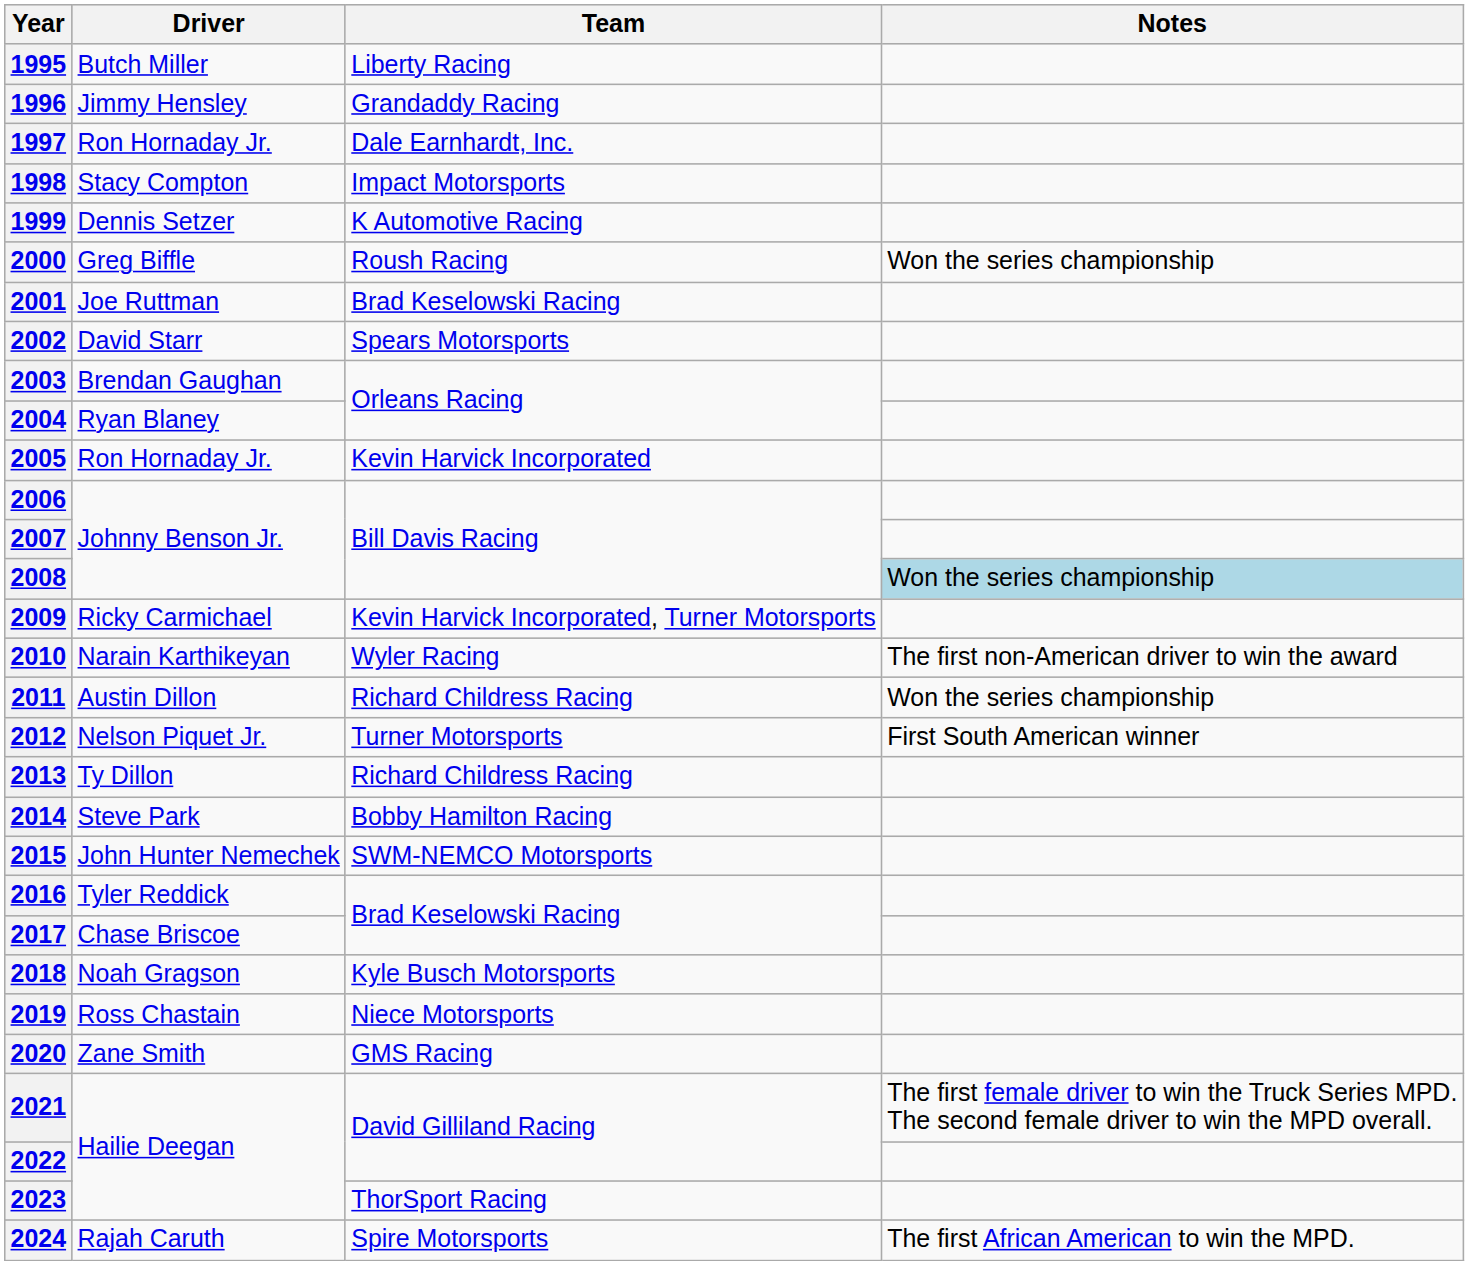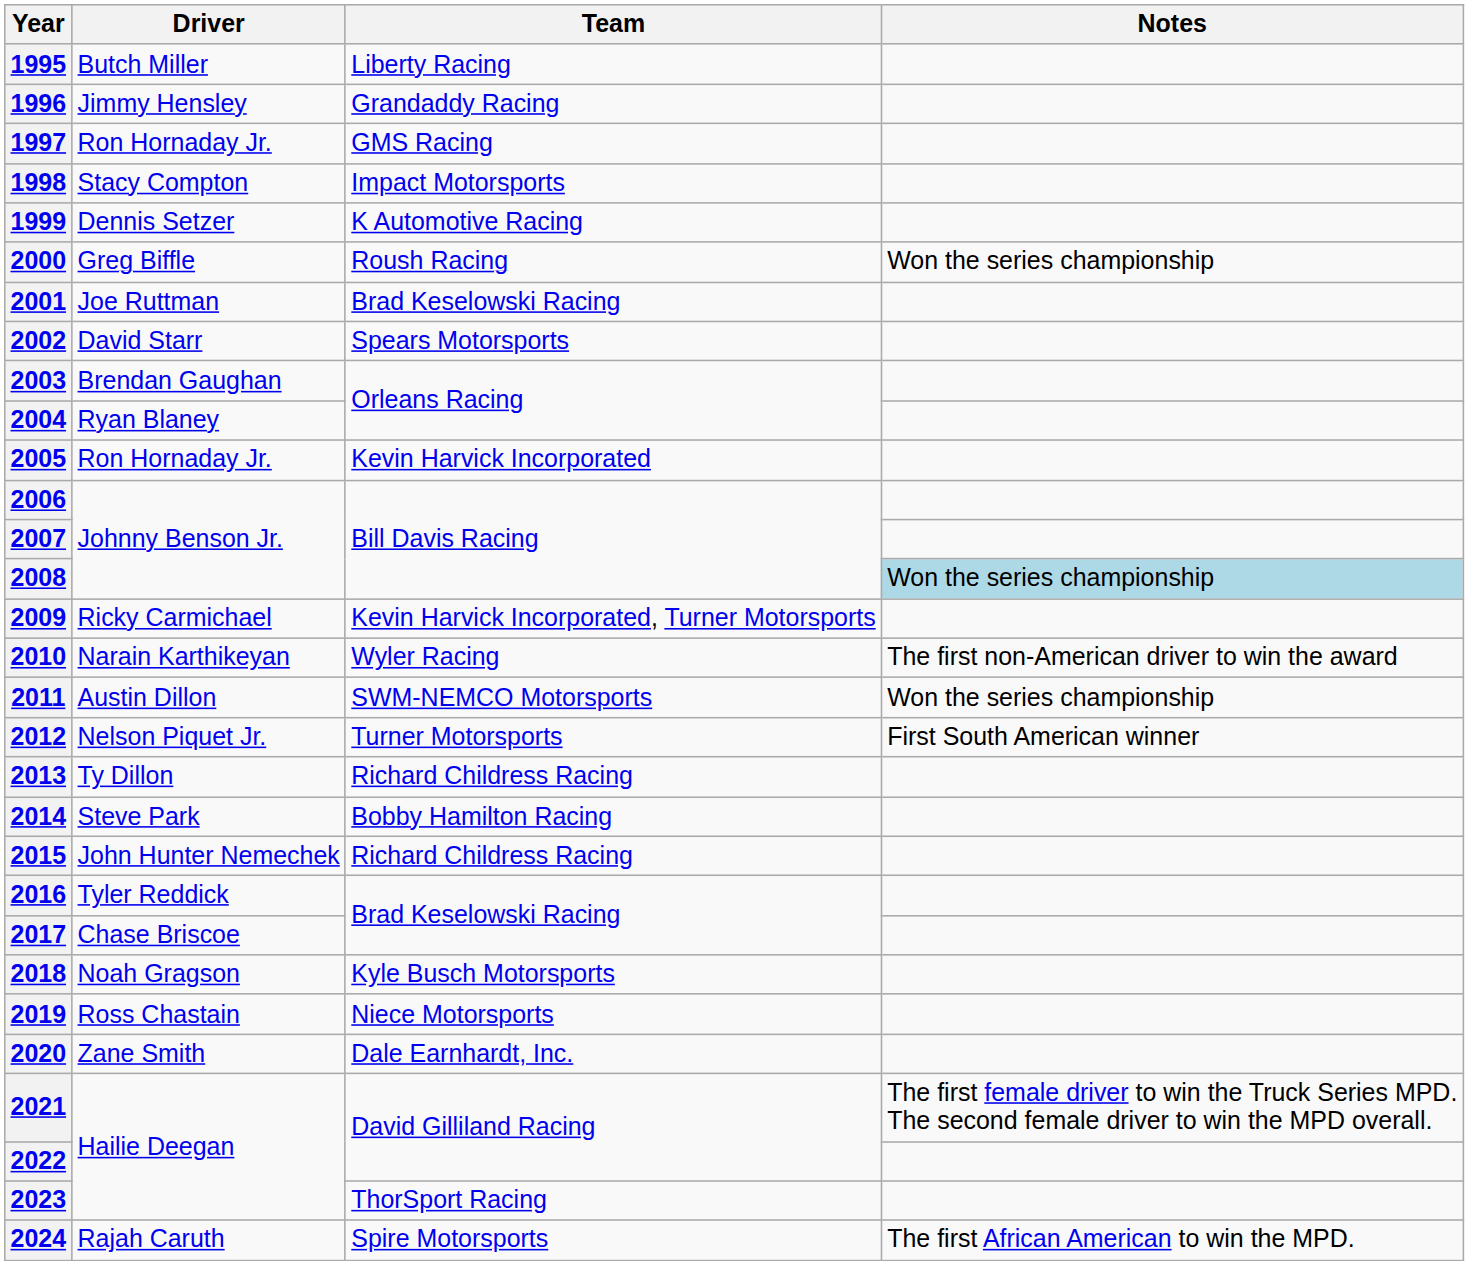(462, 143) Dale Earnhardt, Inc. -> (422, 143) GMS Racing
(492, 697) Richard Childress Racing -> (502, 697) SWM-NEMCO Motorsports
(502, 855) SWM-NEMCO Motorsports -> (492, 855) Richard Childress Racing
(422, 1053) GMS Racing -> (462, 1053) Dale Earnhardt, Inc.
